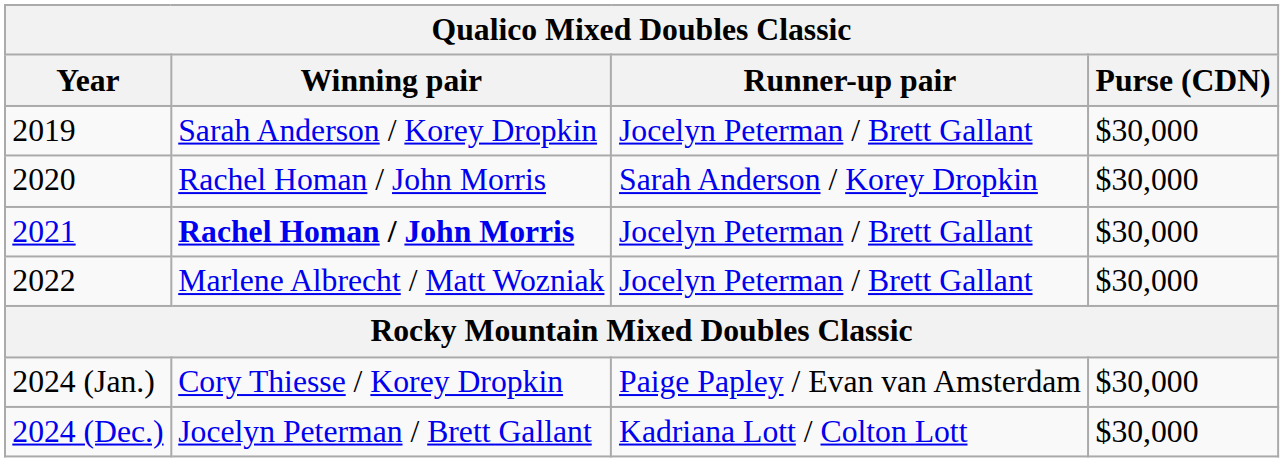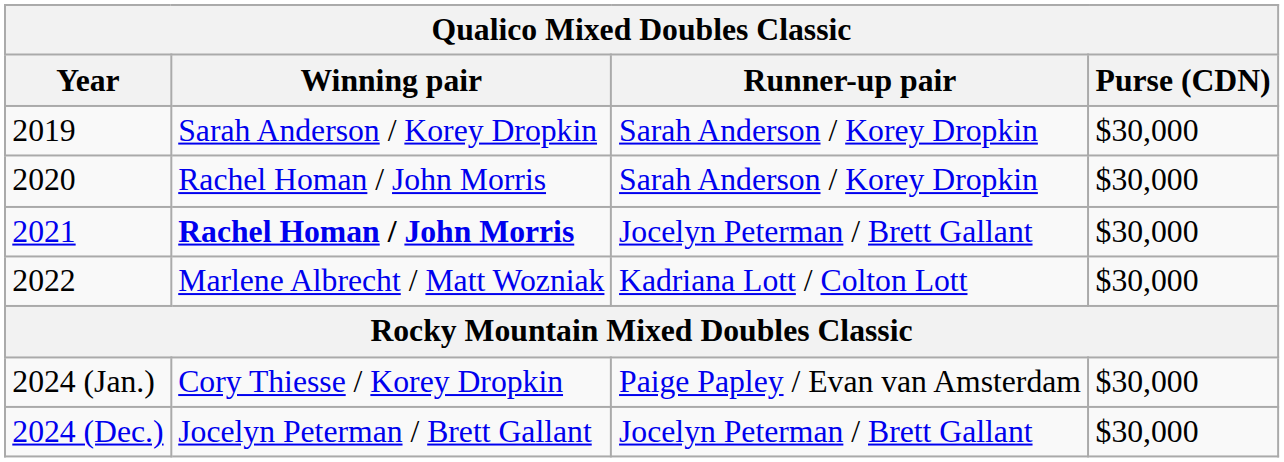(826, 130) Jocelyn Peterman / Brett Gallant -> (828, 130) Sarah Anderson / Korey Dropkin
(826, 280) Jocelyn Peterman / Brett Gallant -> (793, 280) Kadriana Lott / Colton Lott
(793, 431) Kadriana Lott / Colton Lott -> (826, 431) Jocelyn Peterman / Brett Gallant
